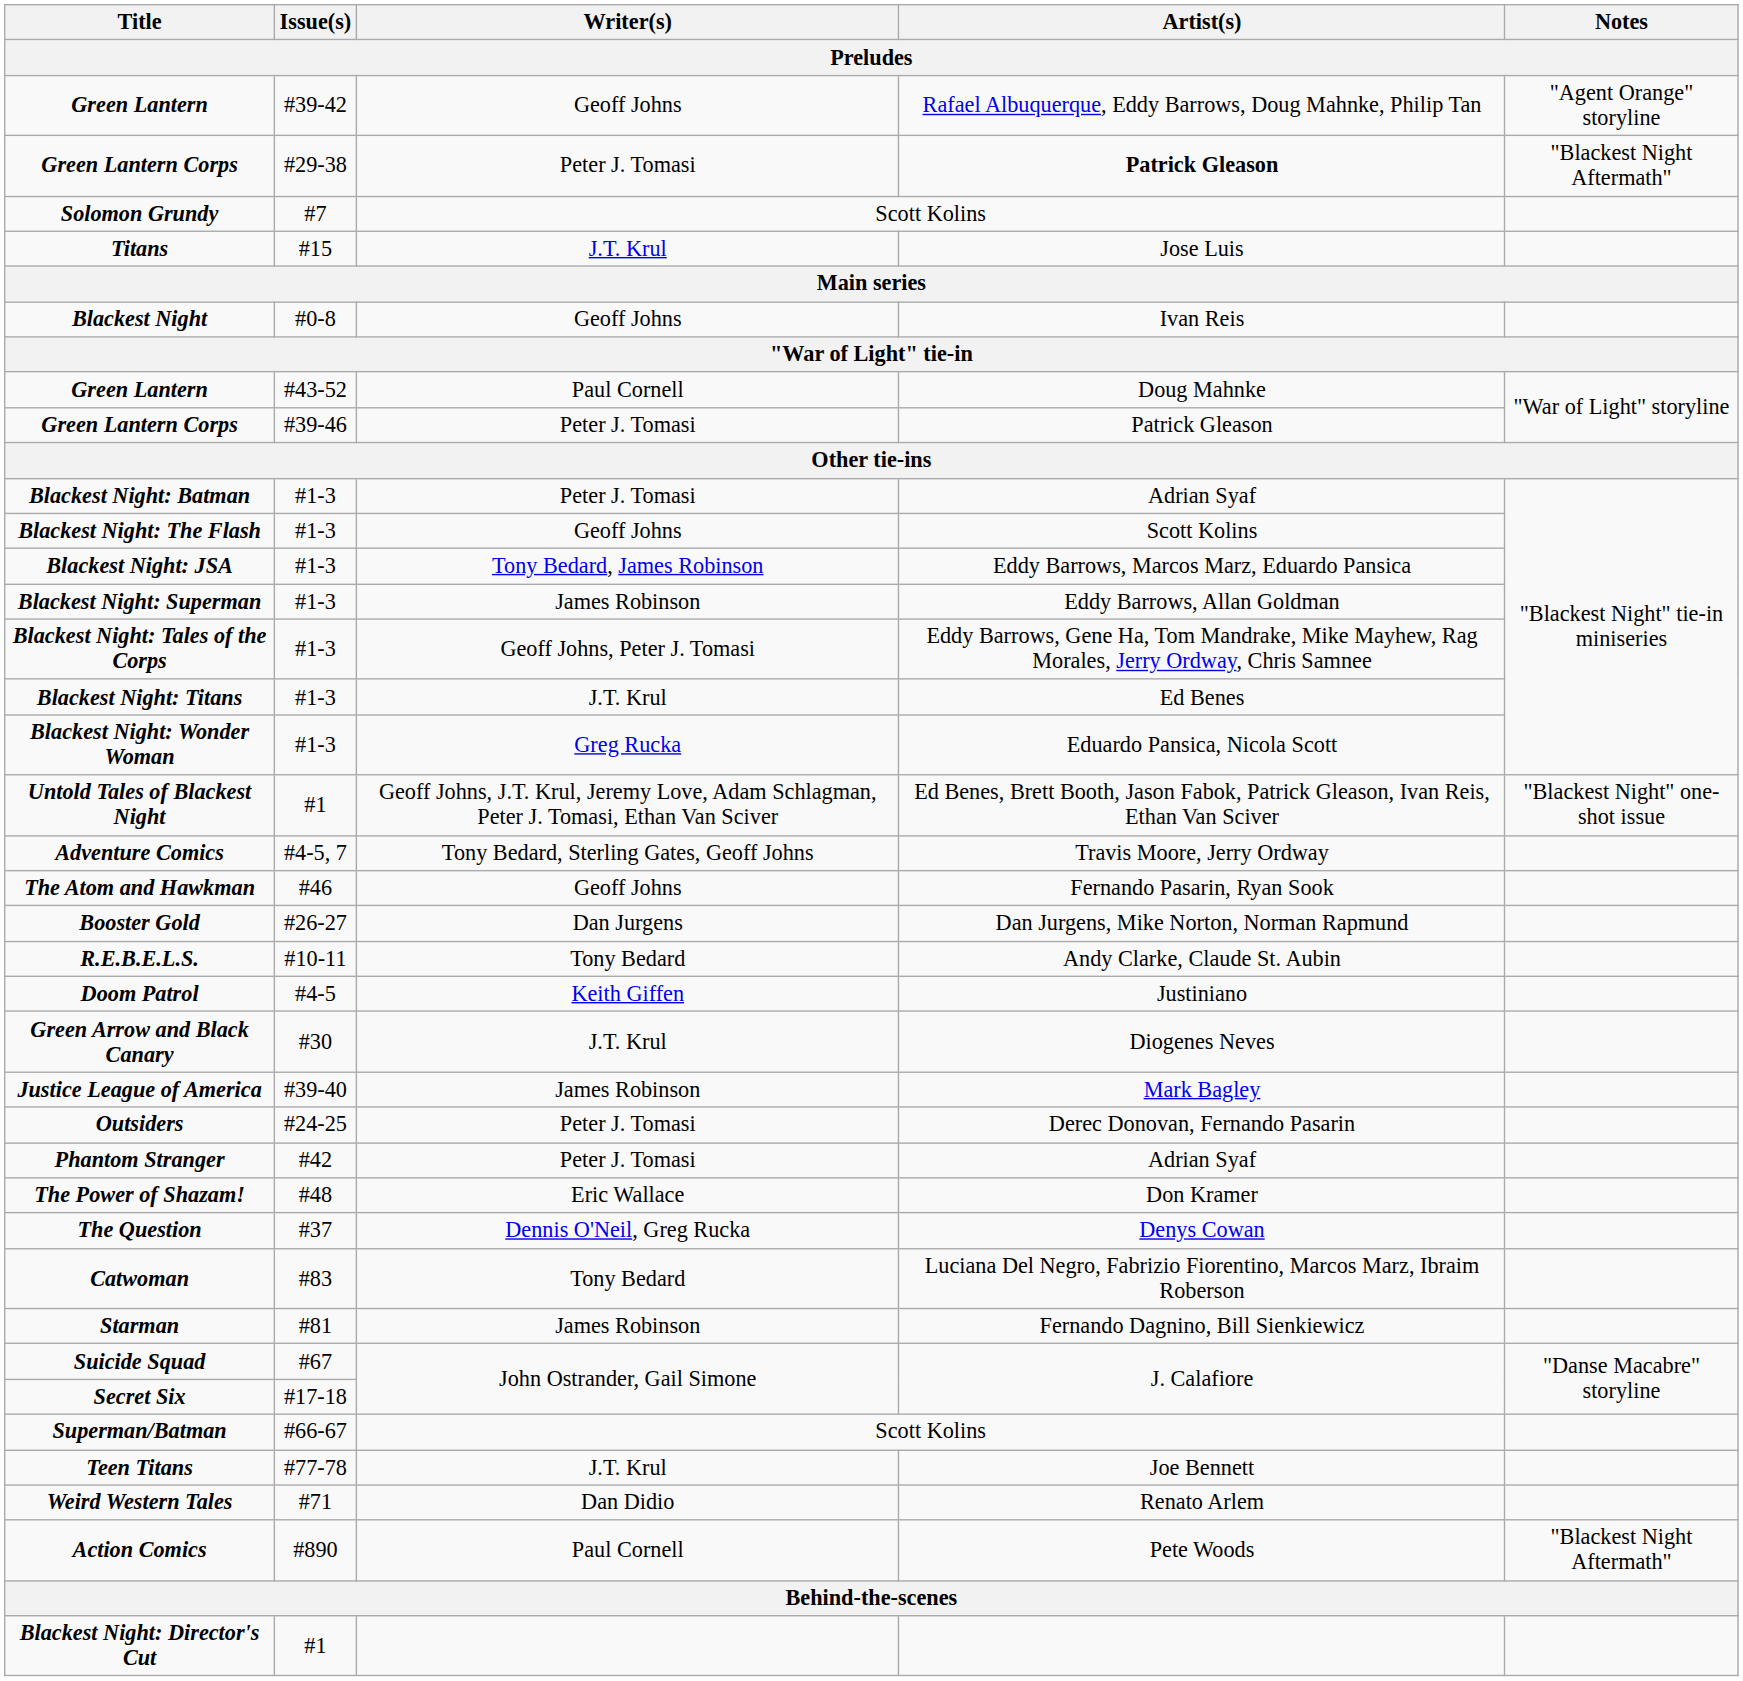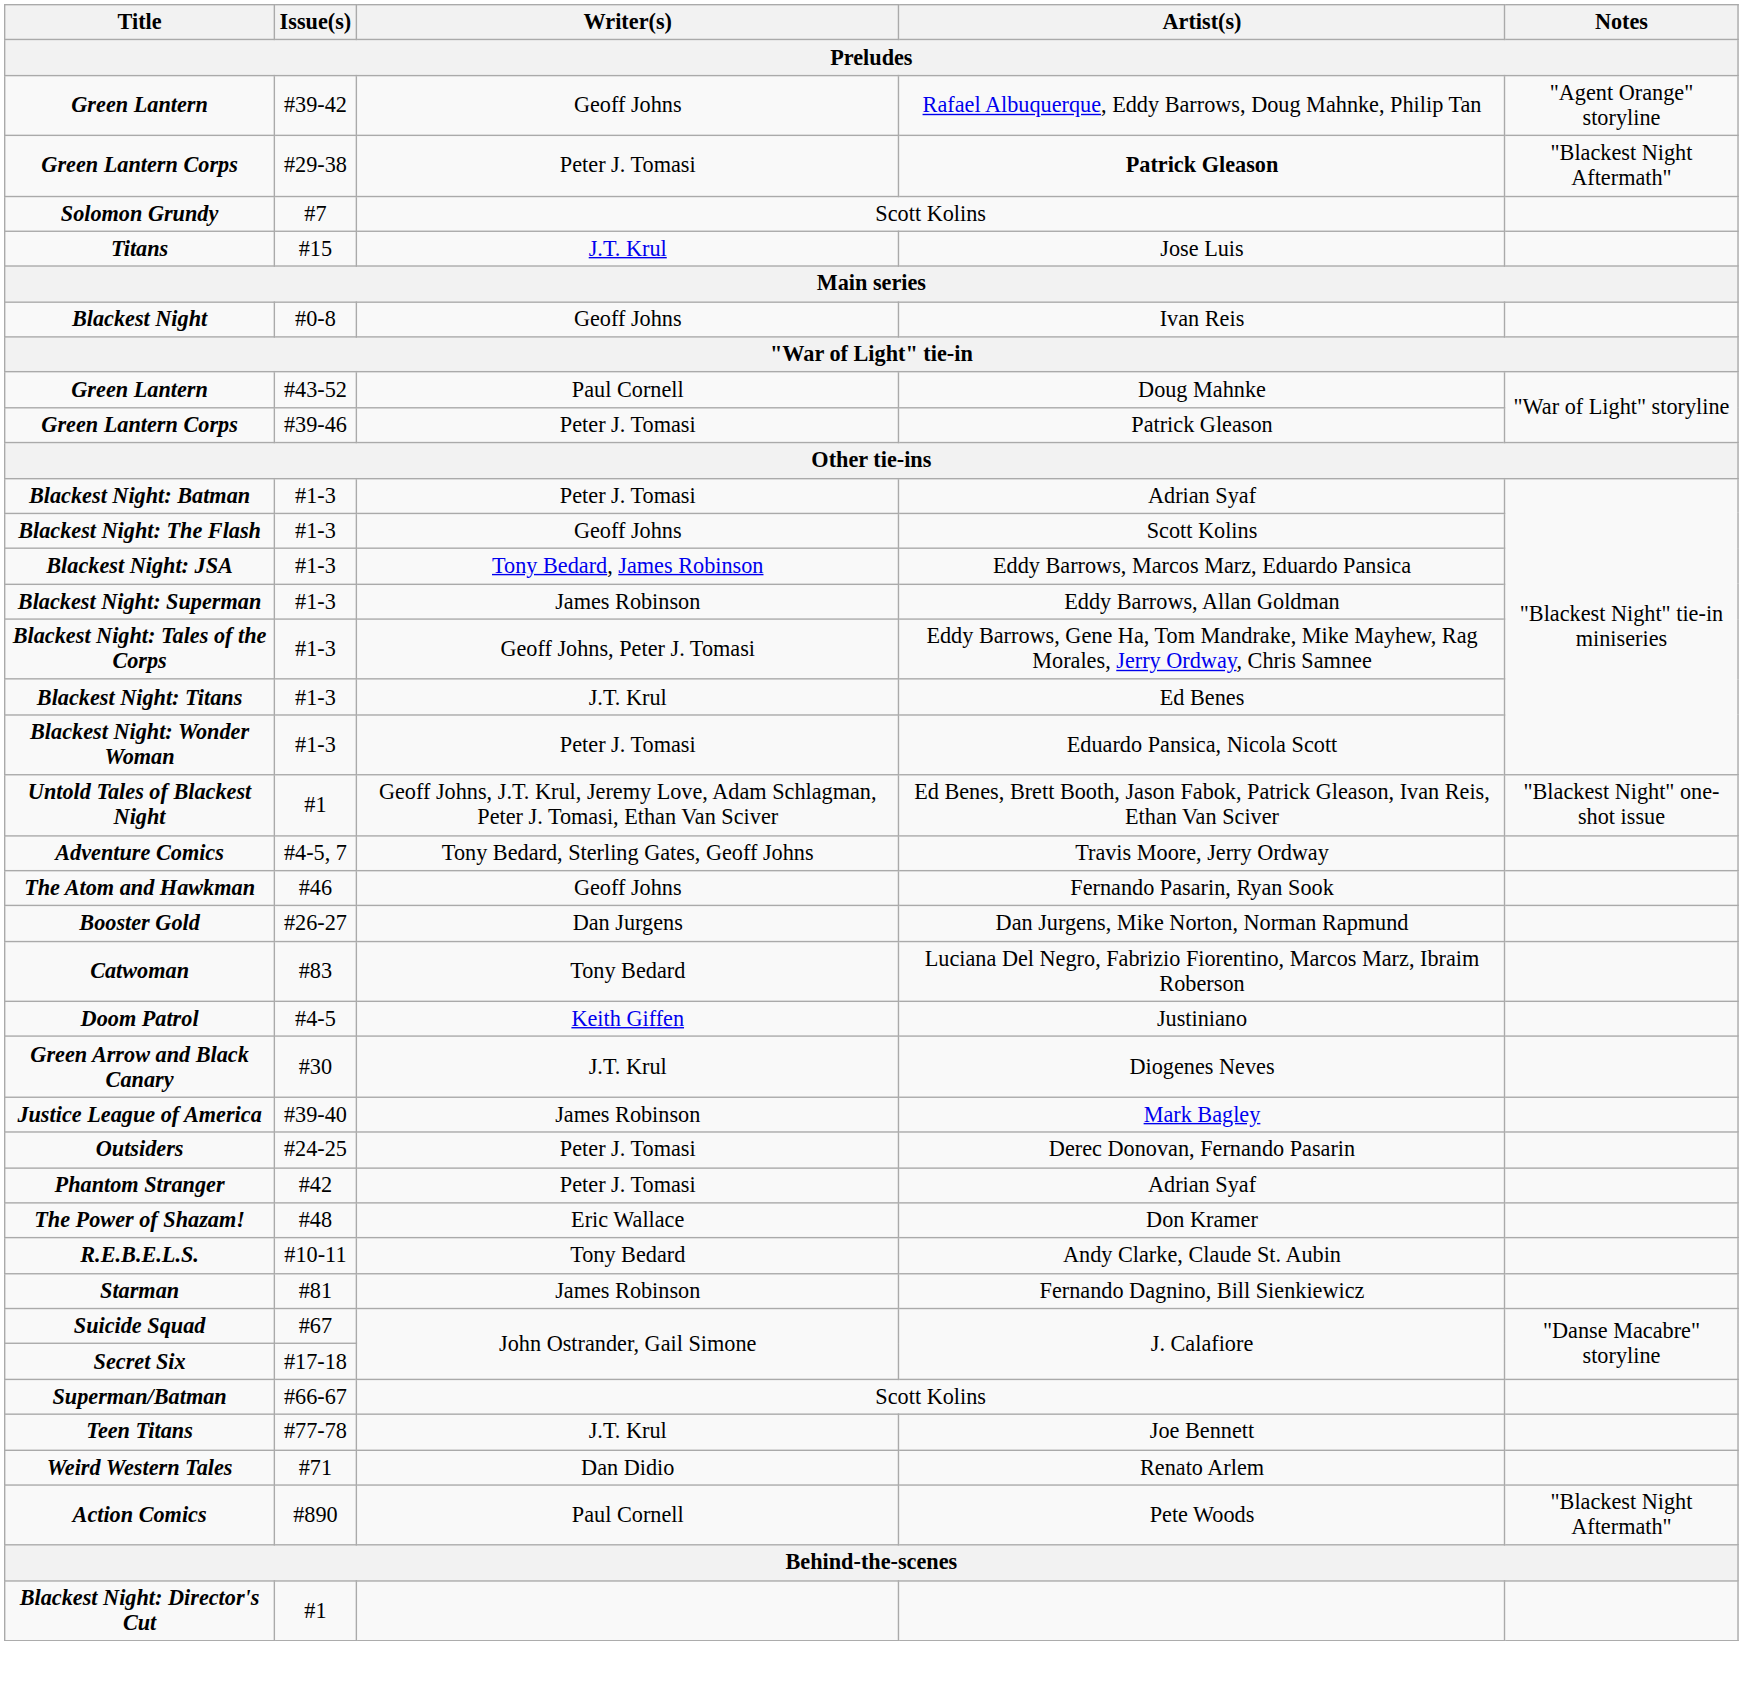(628, 744) Greg Rucka -> (628, 744) Peter J. Tomasi
rows swapped: (140, 1278) <-> (140, 958)
- row: (140, 1230)
